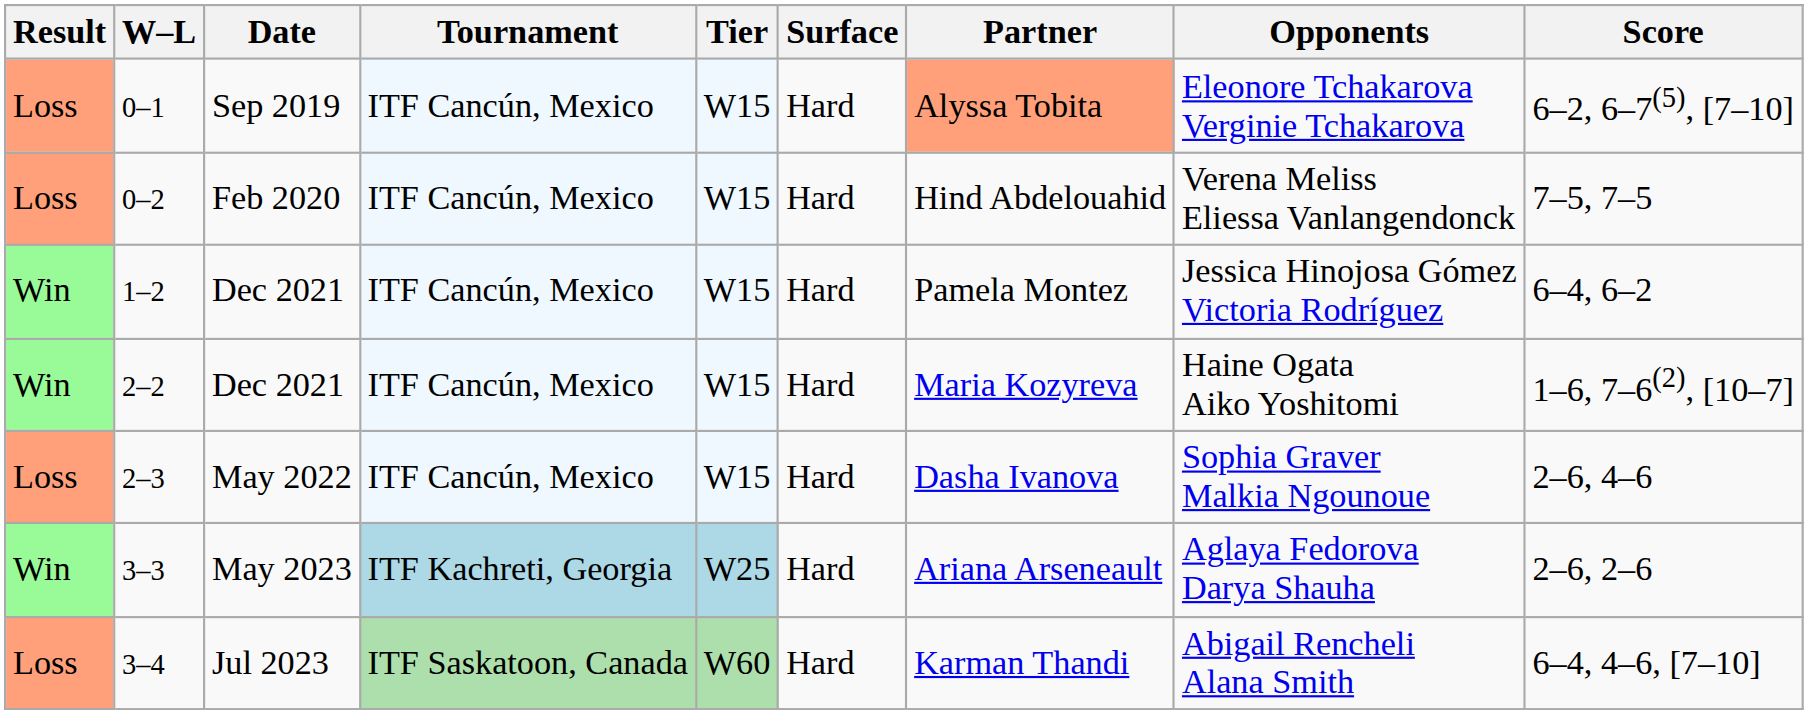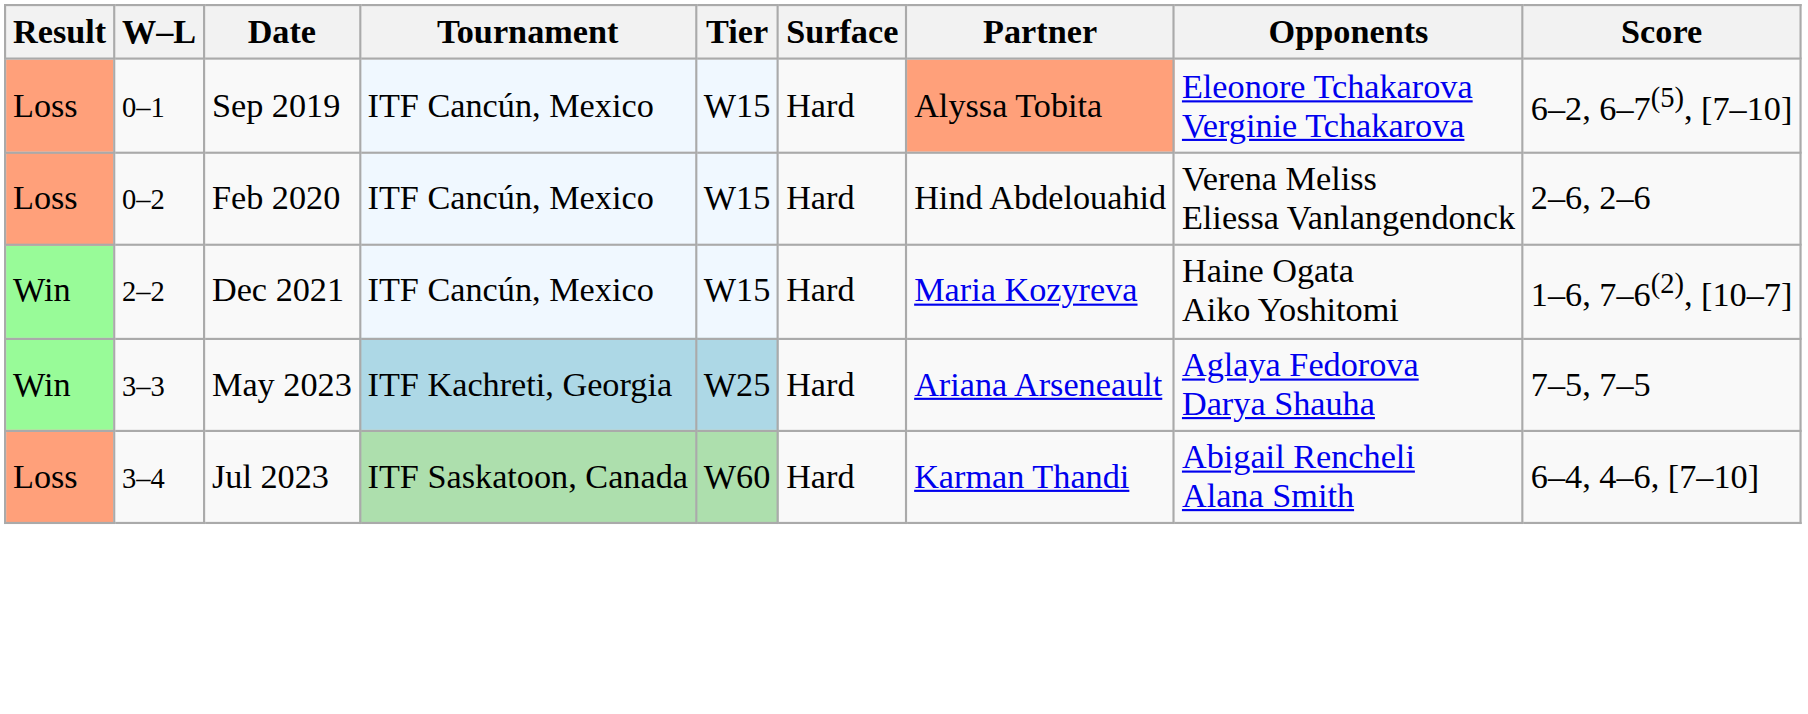(1592, 198) 7–5, 7–5 -> (1591, 198) 2–6, 2–6
- row: (143, 292)
- row: (143, 478)
(1592, 569) 2–6, 2–6 -> (1591, 383) 7–5, 7–5
